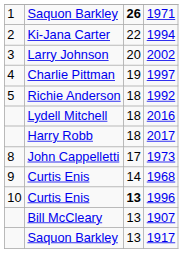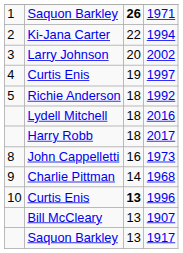(71, 75) Charlie Pittman -> (58, 75) Curtis Enis
(134, 156) 17 -> (134, 156) 16
(58, 177) Curtis Enis -> (71, 177) Charlie Pittman
